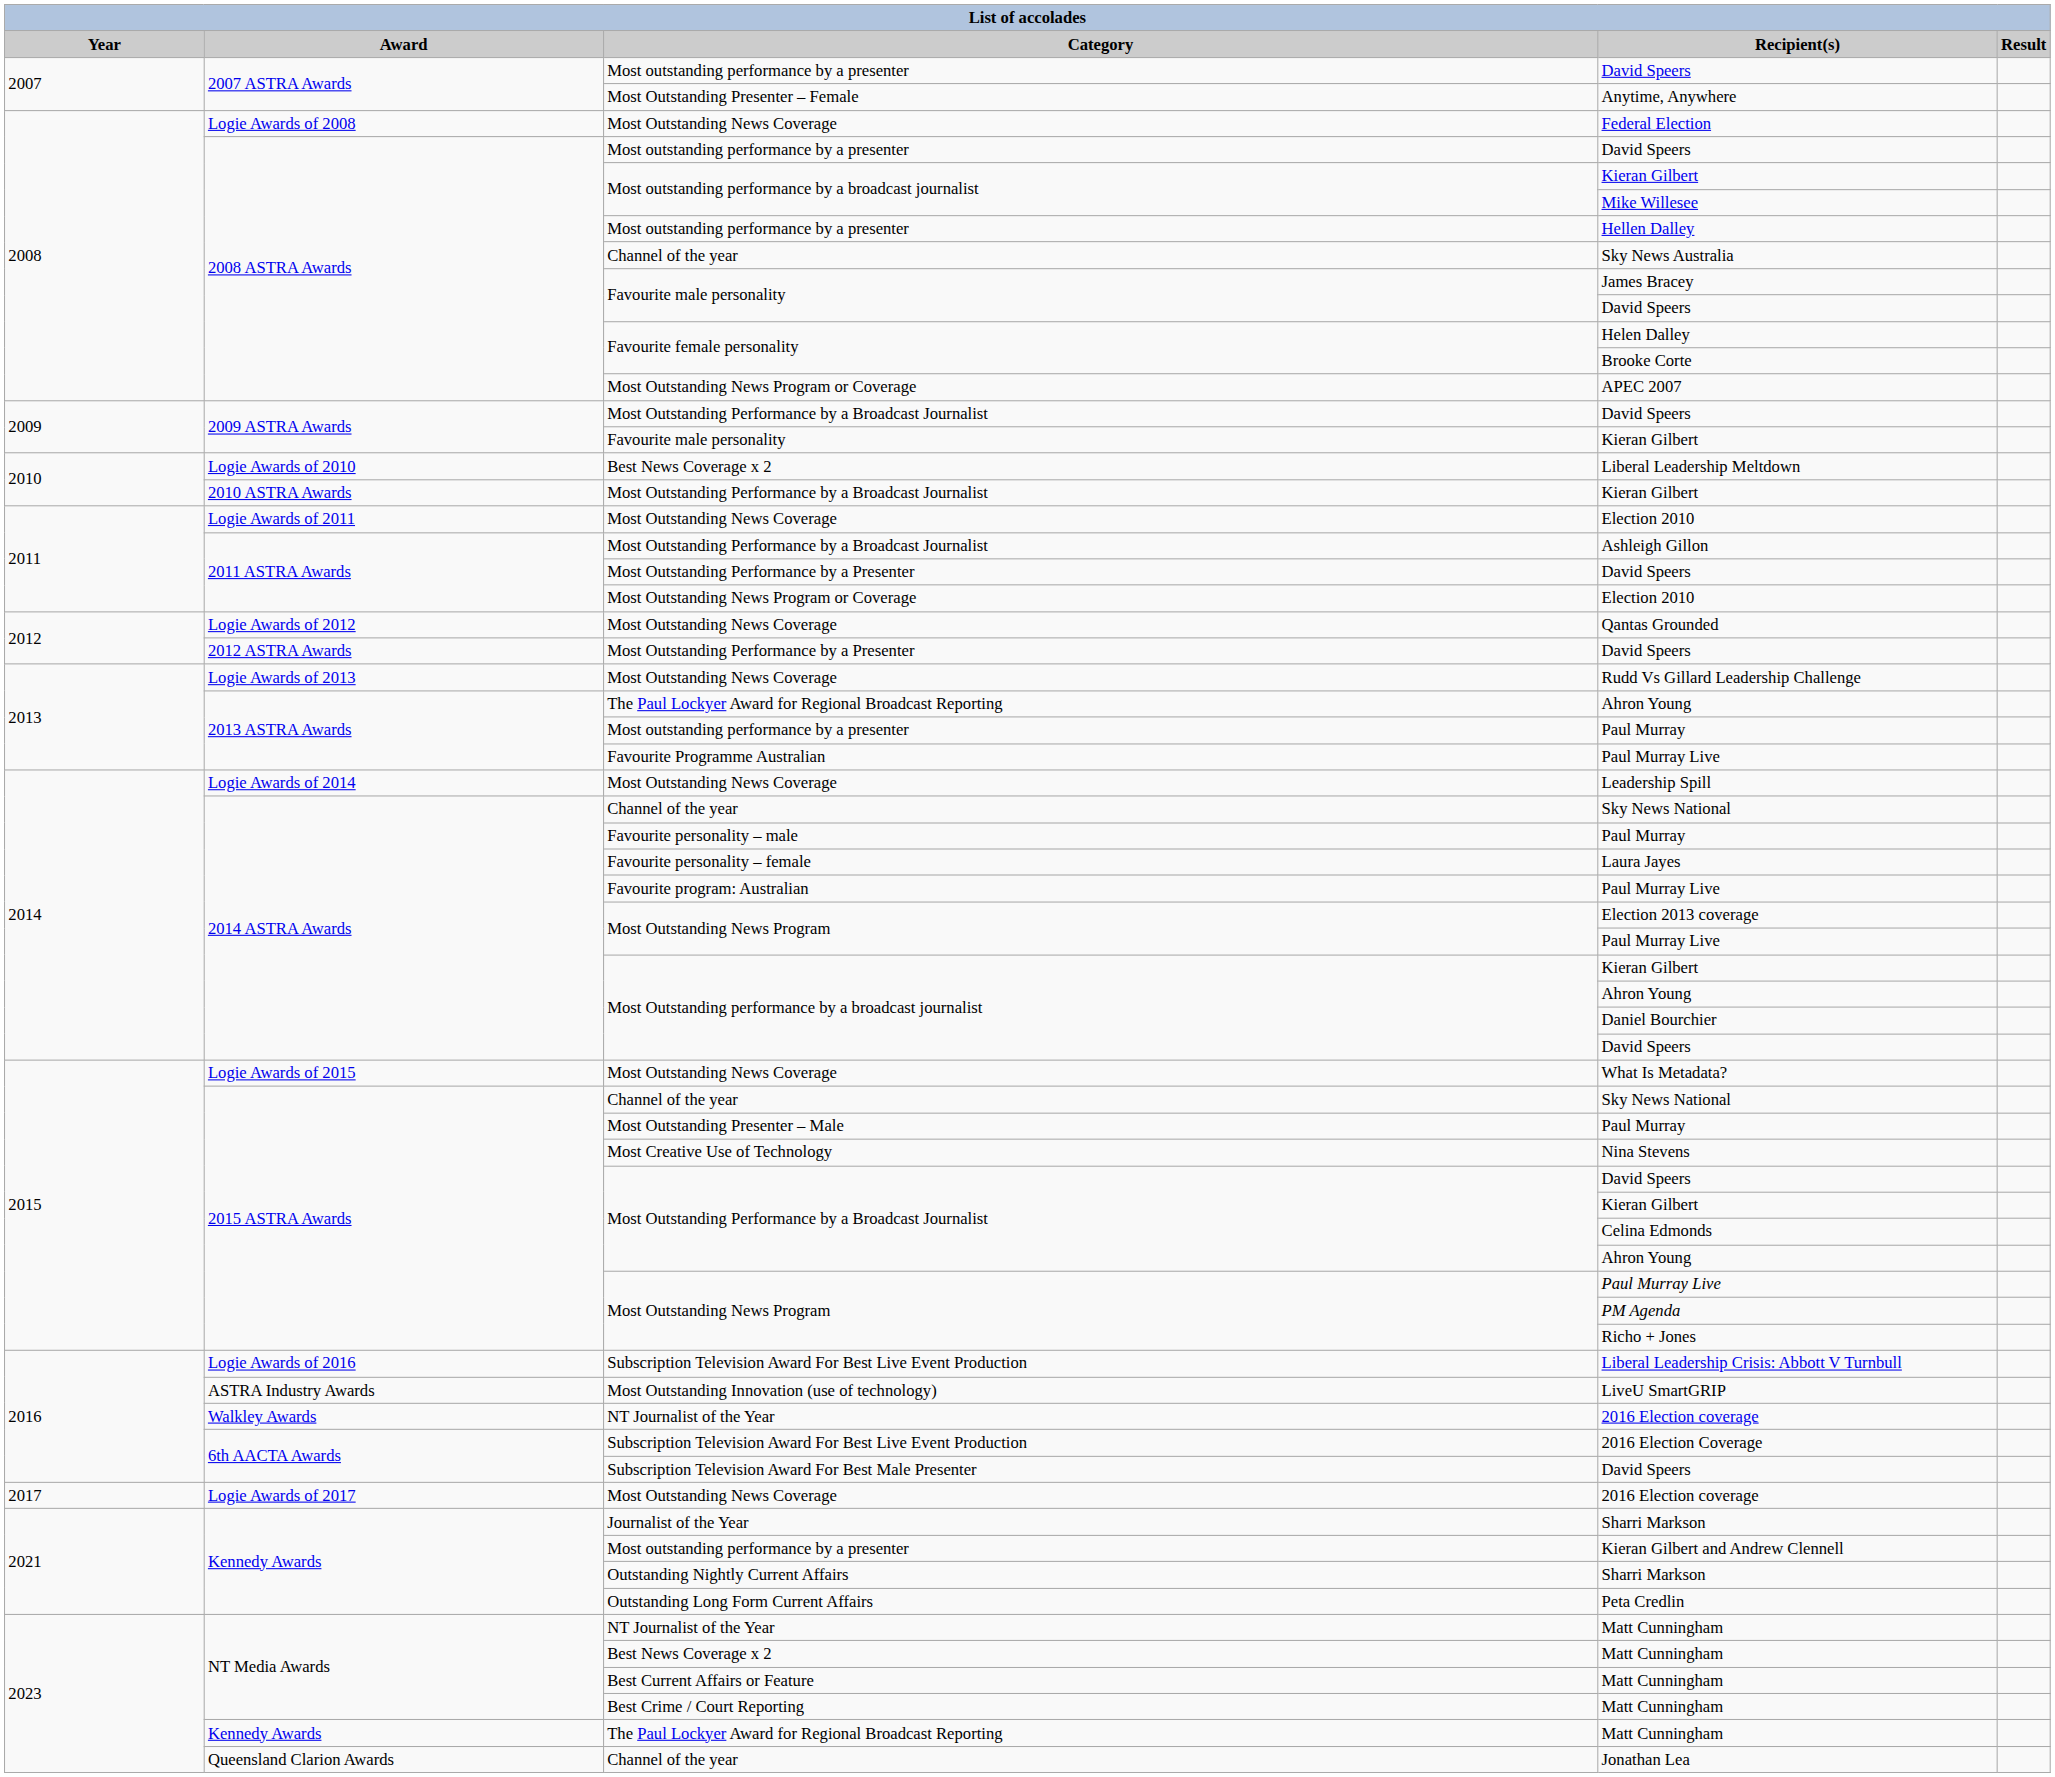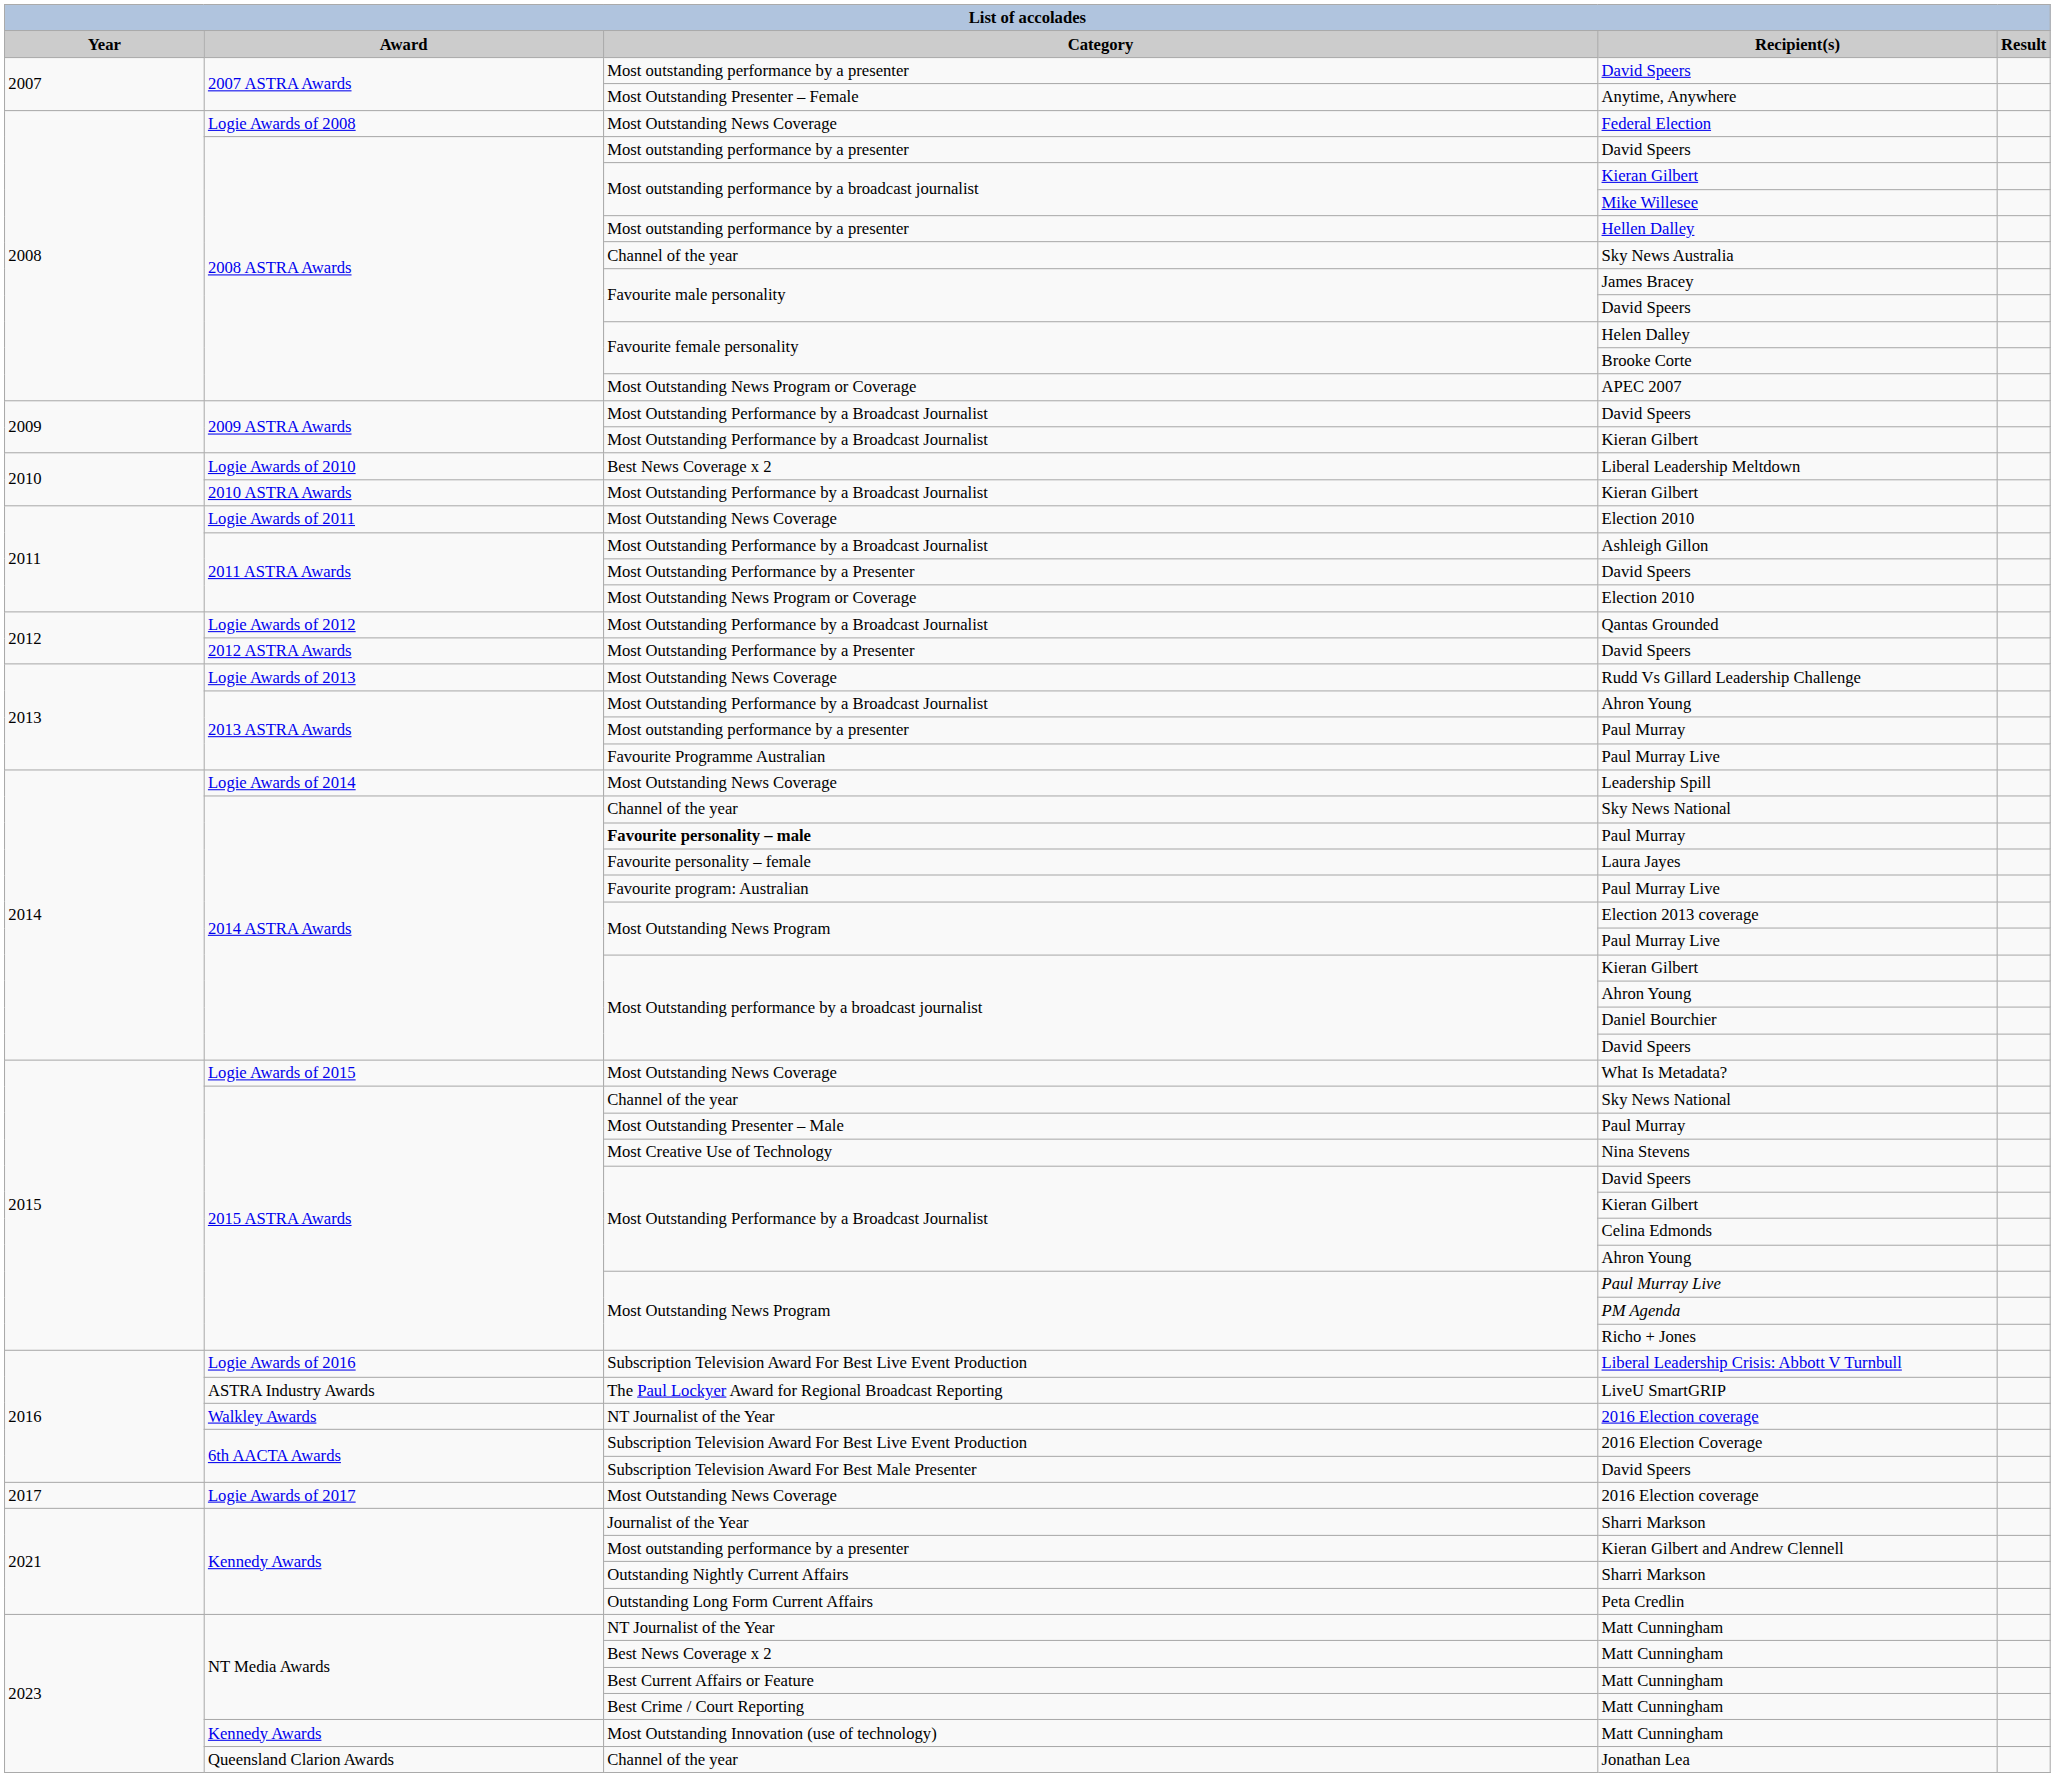(696, 439) Favourite male personality -> (798, 439) Most Outstanding Performance by a Broadcast Journalist
(722, 624) Most Outstanding News Coverage -> (798, 624) Most Outstanding Performance by a Broadcast Journalist
(805, 703) The Paul Lockyer Award for Regional Broadcast Reporting -> (798, 703) Most Outstanding Performance by a Broadcast Journalist
(703, 835) normal -> (709, 835) bold
(772, 1389) Most Outstanding Innovation (use of technology) -> (805, 1389) The Paul Lockyer Award for Regional Broadcast Reporting
(805, 1733) The Paul Lockyer Award for Regional Broadcast Reporting -> (772, 1733) Most Outstanding Innovation (use of technology)
